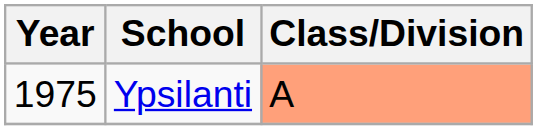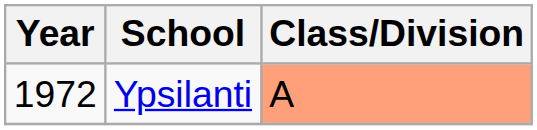(55, 93) 1975 -> (55, 93) 1972
